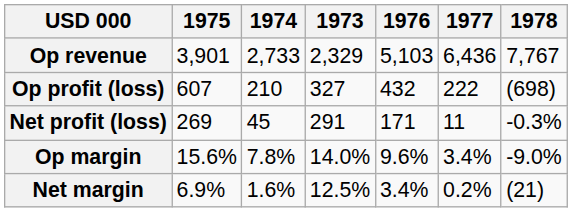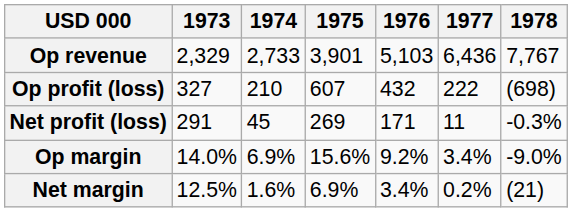columns swapped: (340, 21) <-> (207, 21)
(271, 156) 7.8% -> (271, 156) 6.9%
(404, 156) 9.6% -> (404, 156) 9.2%
